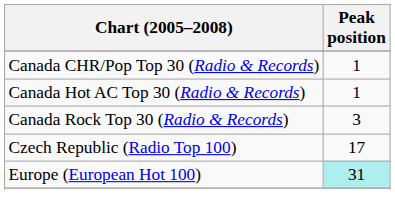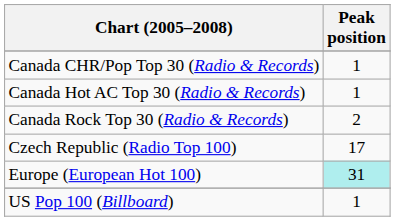(357, 119) 3 -> (357, 119) 2
+ row: (91, 202)
